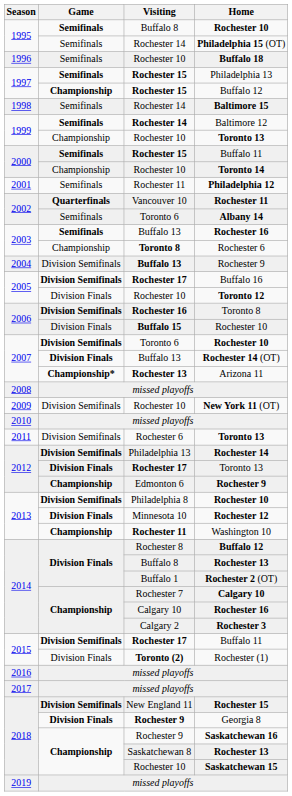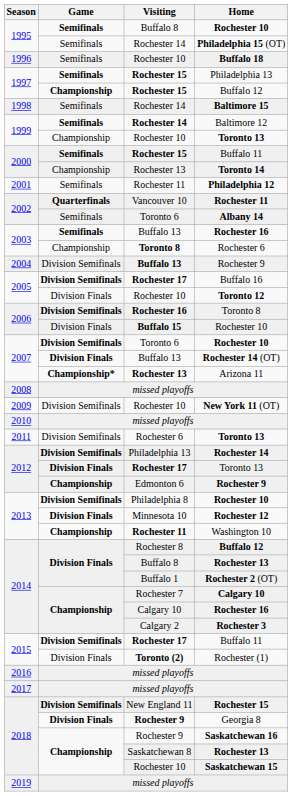(159, 169) Rochester 10 -> (159, 169) Rochester 13
